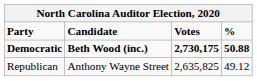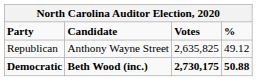rows swapped: (35, 48) <-> (32, 66)
